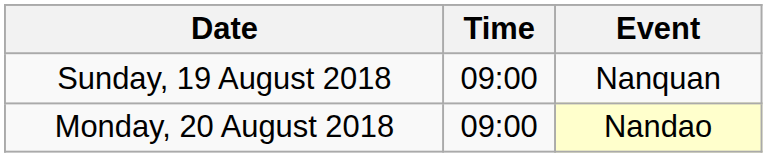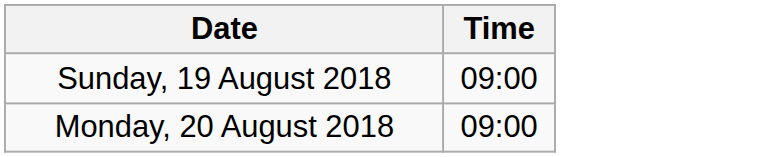- column: (658, 28)
